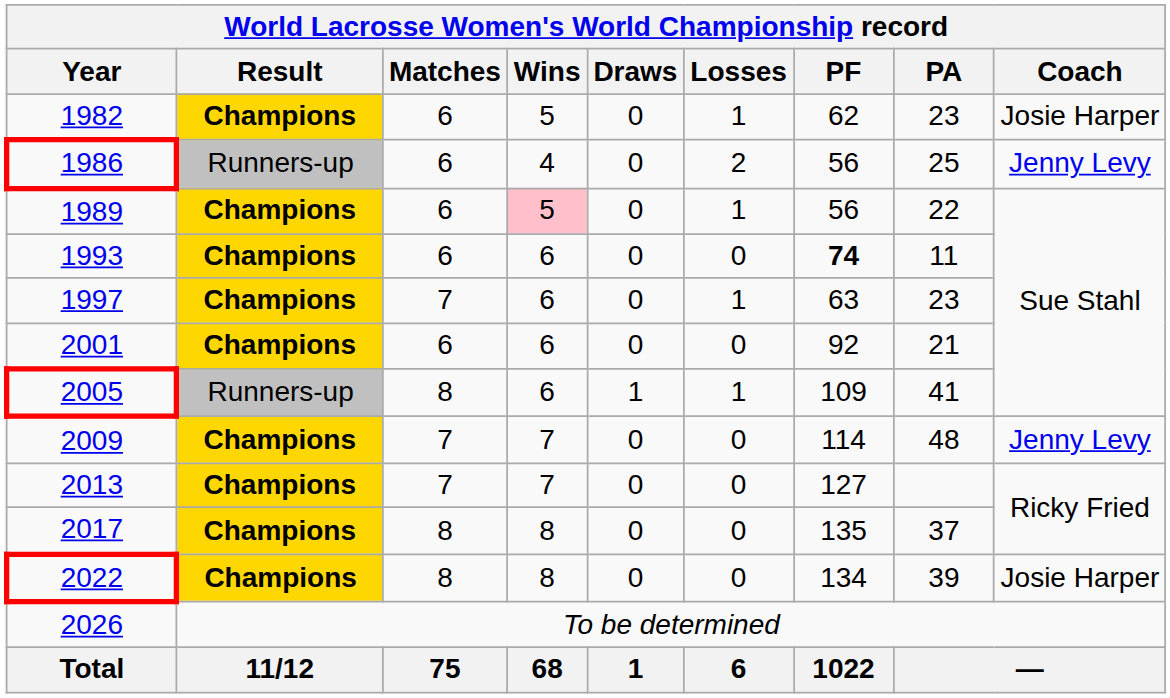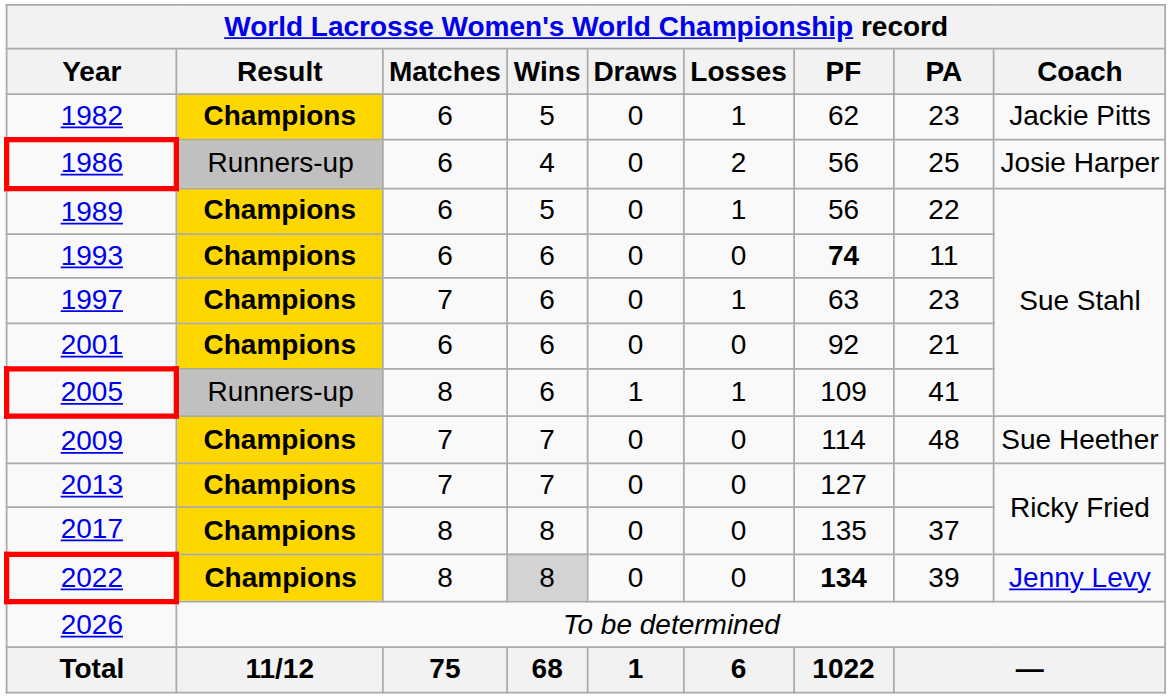(1080, 116) Josie Harper -> (1080, 116) Jackie Pitts
(1080, 163) Jenny Levy -> (1080, 163) Josie Harper
(547, 210) pink background -> (547, 210) no background
(1080, 439) Jenny Levy -> (1080, 439) Sue Heether
(547, 577) no background -> (547, 577) lightgrey background
(843, 577) normal -> (843, 577) bold
(1080, 577) Josie Harper -> (1080, 577) Jenny Levy
